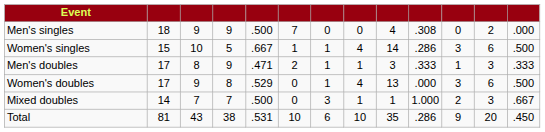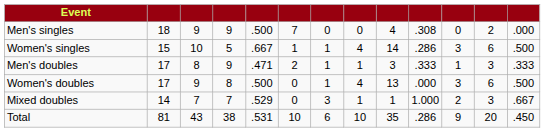(262, 83) .529 -> (262, 83) .500
(262, 100) .500 -> (262, 100) .529
